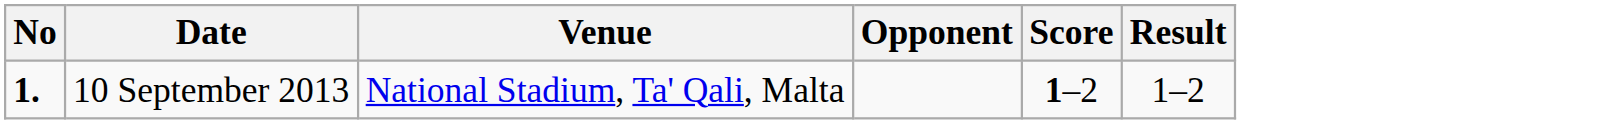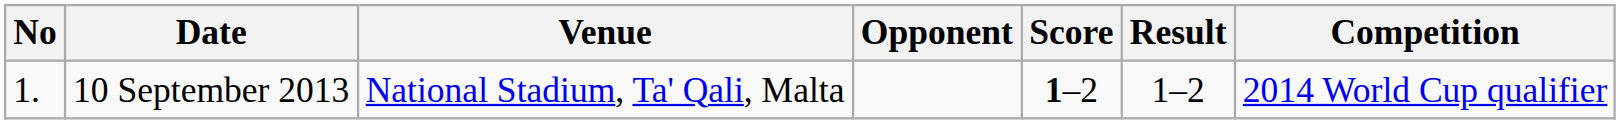+ column: (1425, 32)
(27, 88) bold -> (27, 88) normal
